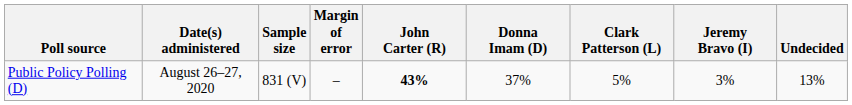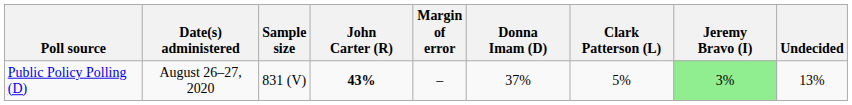columns swapped: (336, 32) <-> (414, 41)
(725, 80) no background -> (725, 80) lightgreen background
